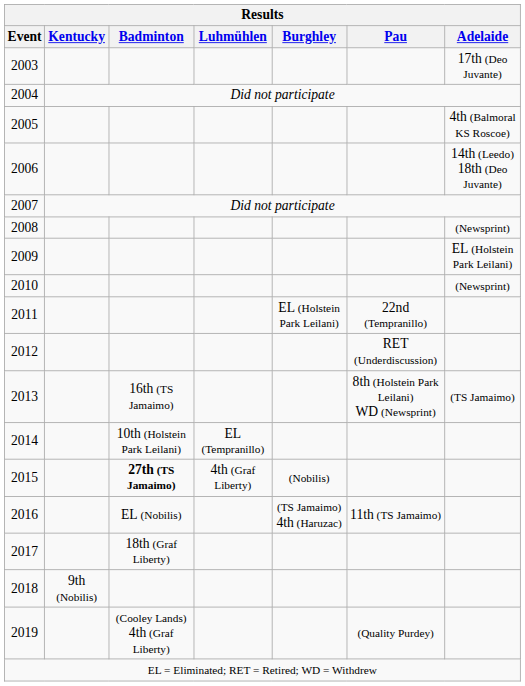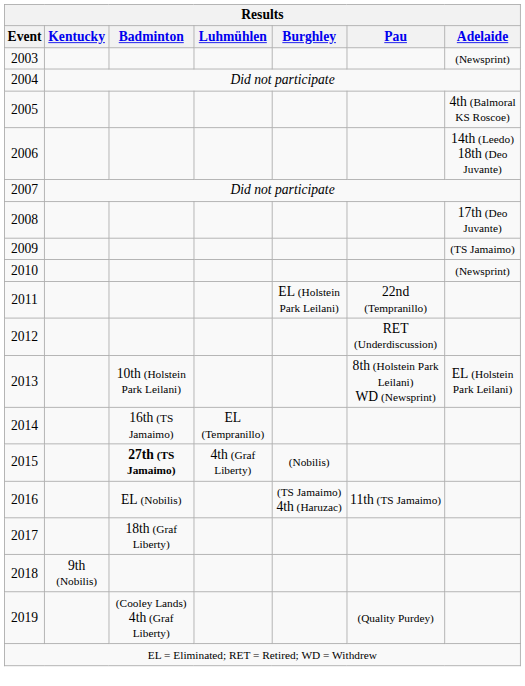(483, 66) 17th (Deo Juvante) -> (483, 59) (Newsprint)
(483, 228) (Newsprint) -> (483, 219) 17th (Deo Juvante)
(483, 256) EL (Holstein Park Leilani) -> (483, 249) (TS Jamaimo)
(151, 396) 16th (TS Jamaimo) -> (151, 381) 10th (Holstein Park Leilani)
(483, 397) (TS Jamaimo) -> (483, 381) EL (Holstein Park Leilani)
(151, 441) 10th (Holstein Park Leilani) -> (151, 425) 16th (TS Jamaimo)
